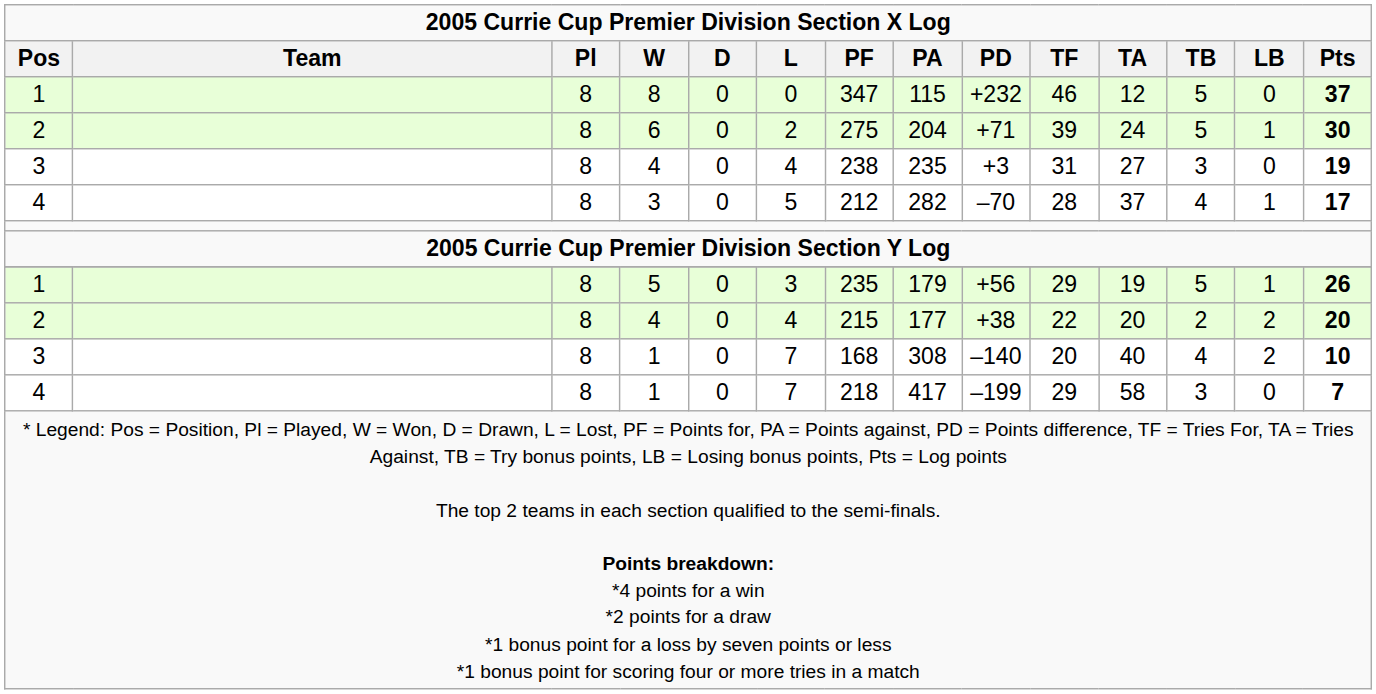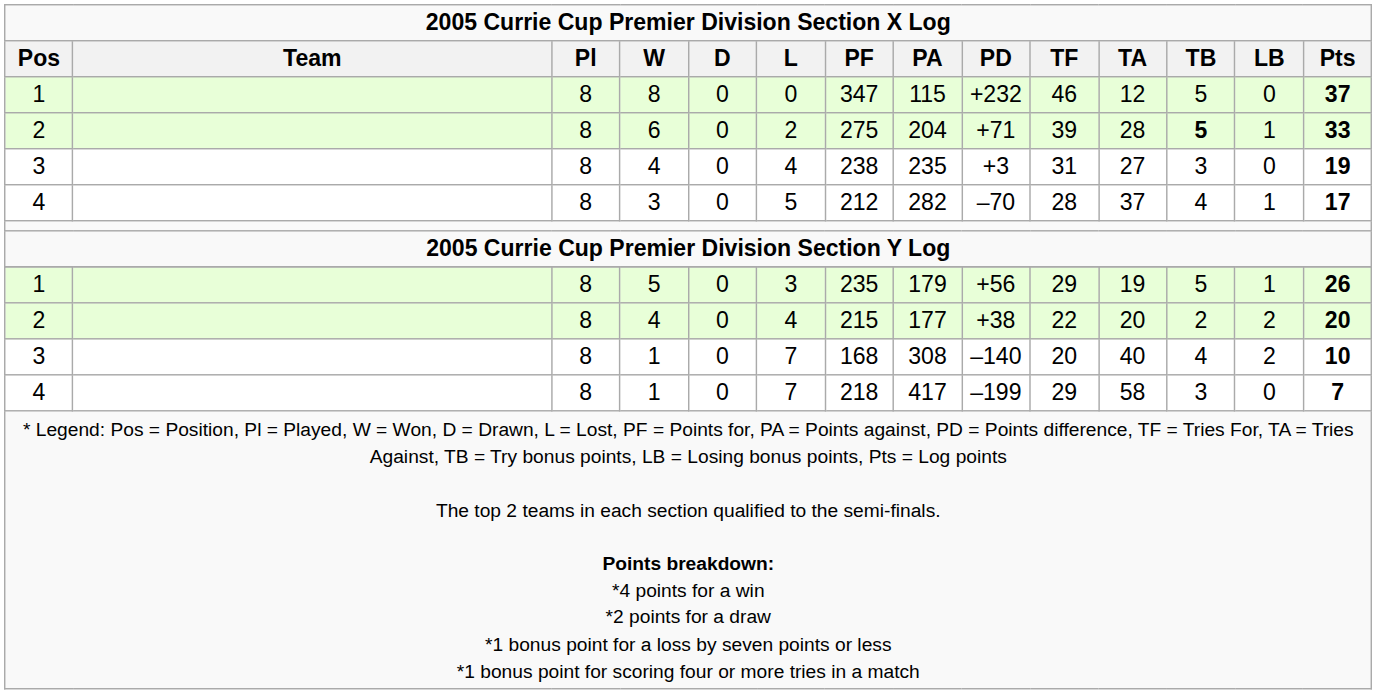(1133, 130) 24 -> (1133, 130) 28
(1201, 130) normal -> (1201, 130) bold
(1338, 130) 30 -> (1338, 130) 33
